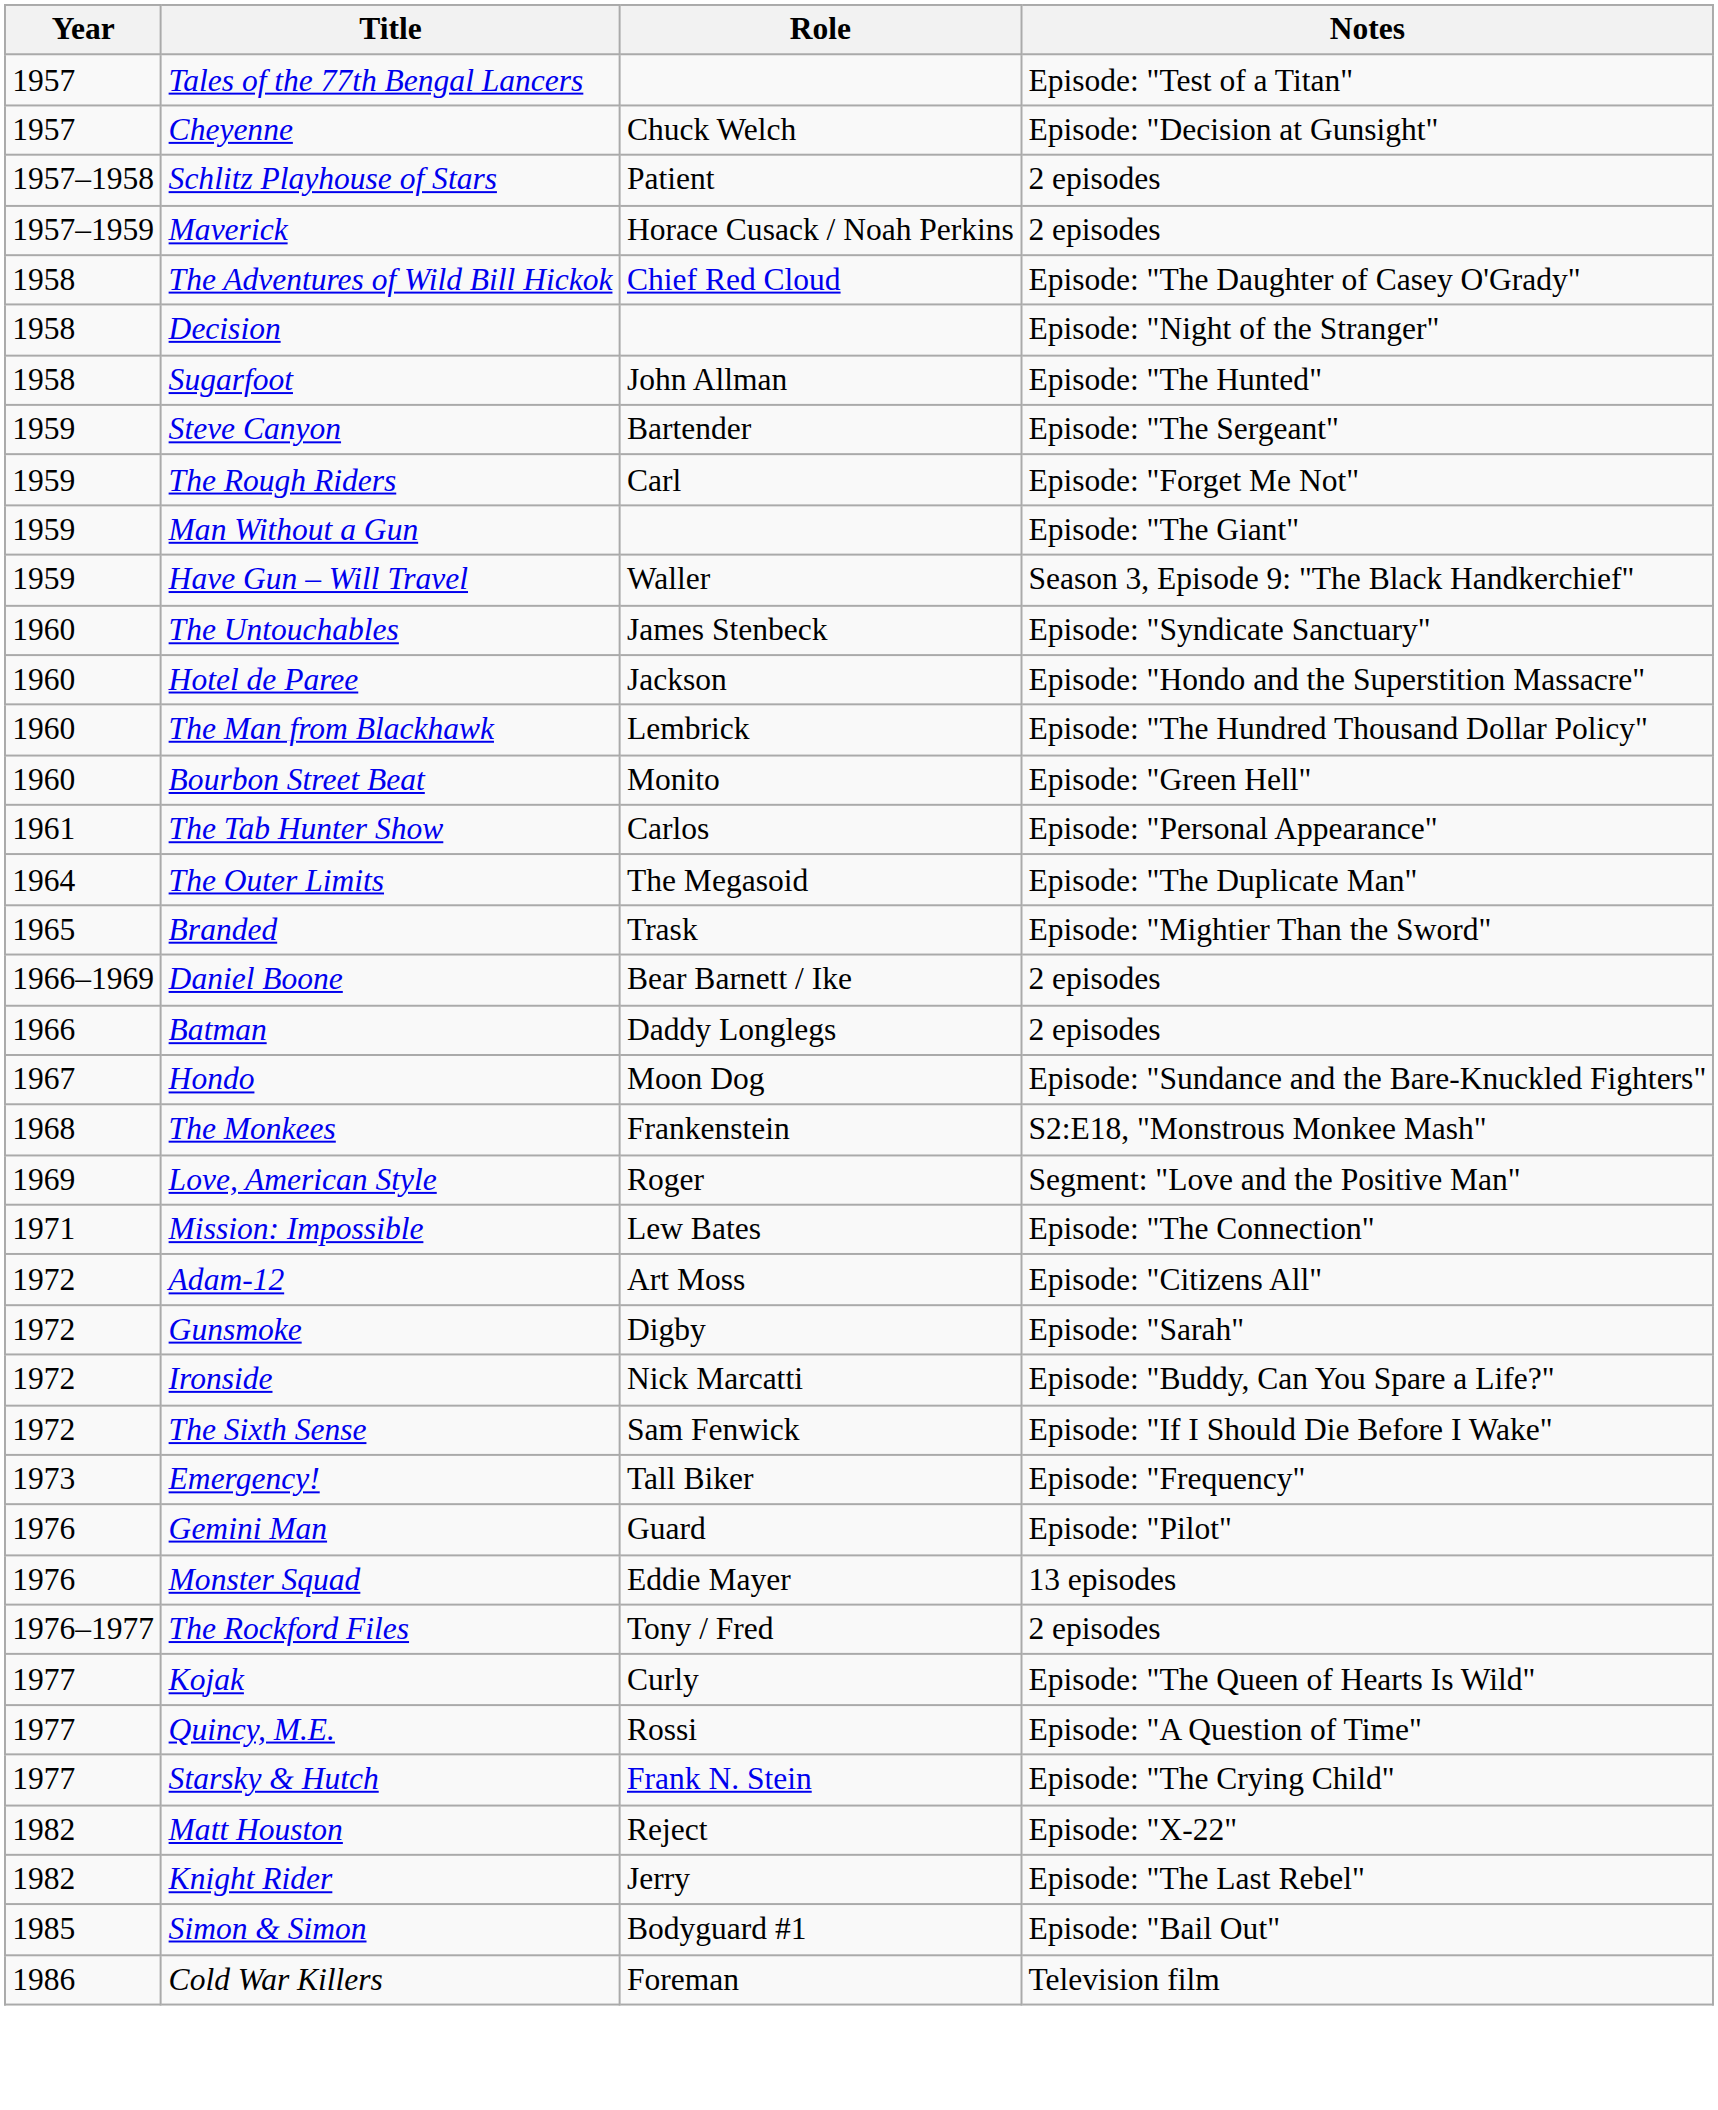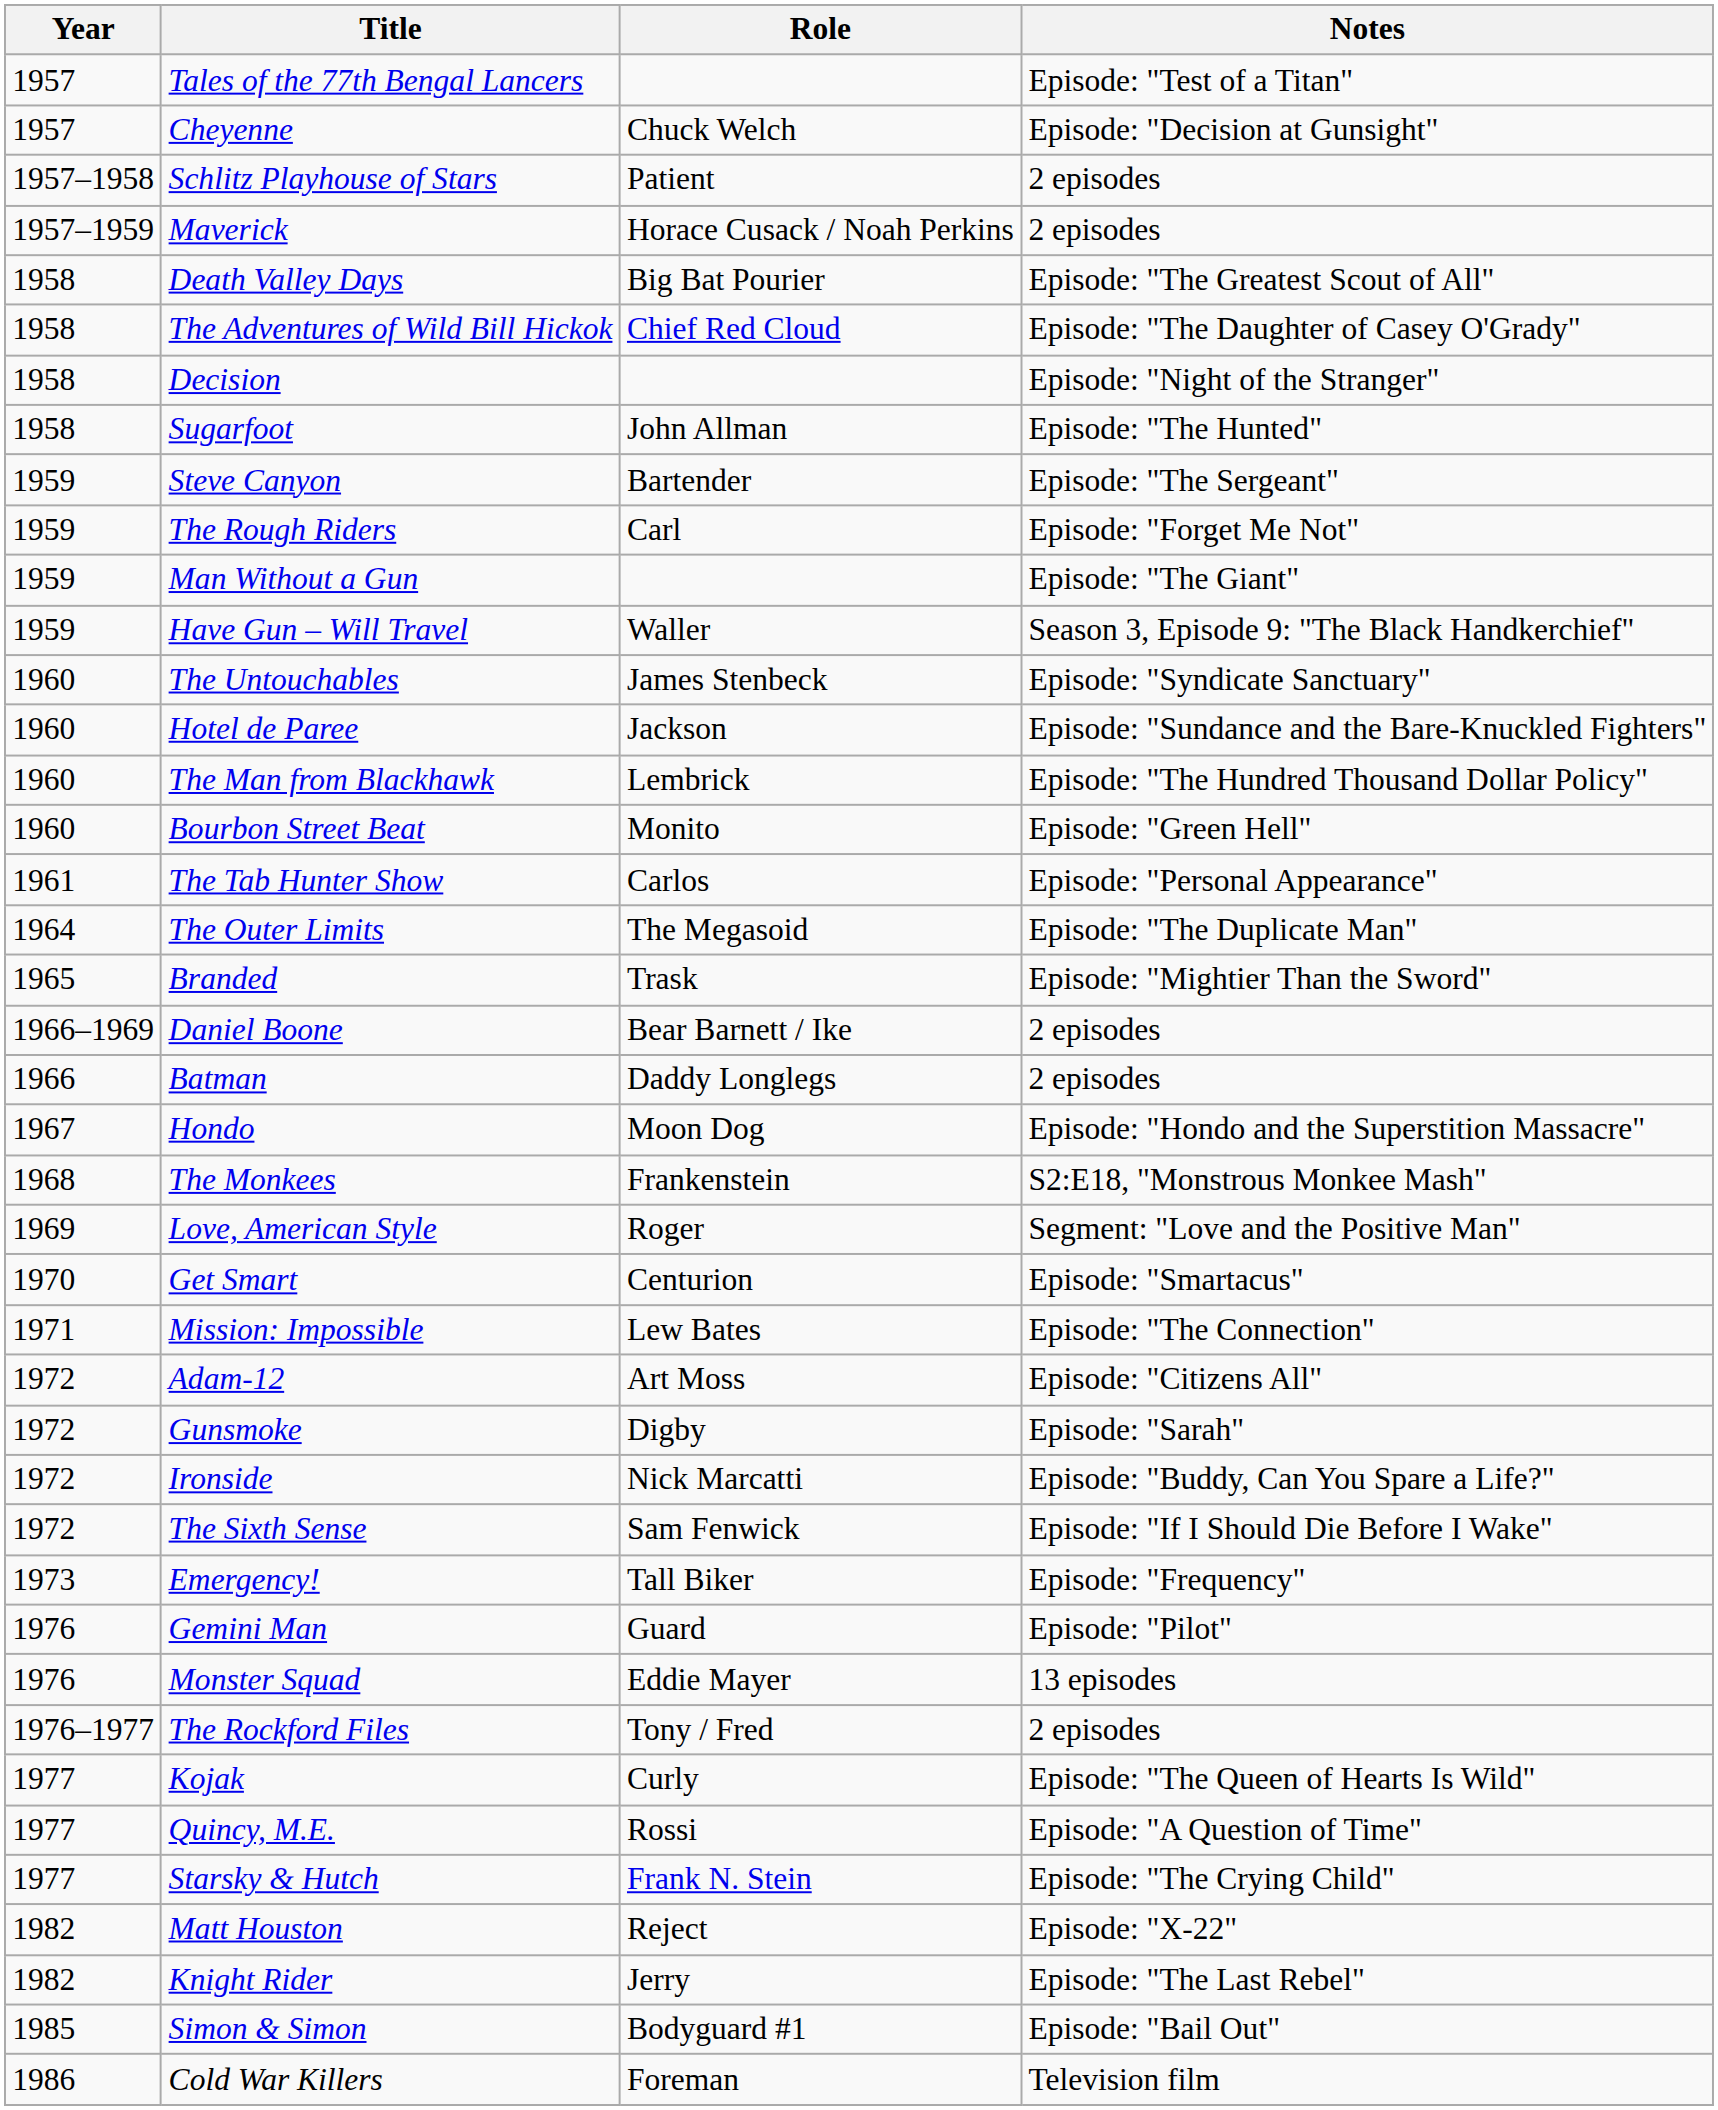+ row: (286, 279)
(1337, 679) Episode: "Hondo and the Superstition Massacre" -> (1367, 729) Episode: "Sundance and the Bare-Knuckled Fighters"
(1367, 1079) Episode: "Sundance and the Bare-Knuckled Fighters" -> (1337, 1129) Episode: "Hondo and the Superstition Massacre"
+ row: (233, 1279)
